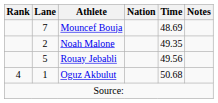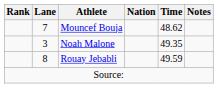(171, 28) 48.69 -> (171, 28) 48.62
(45, 43) 2 -> (45, 43) 3
(45, 59) 5 -> (45, 59) 8
(171, 59) 49.56 -> (171, 59) 49.59
- row: (88, 75)
